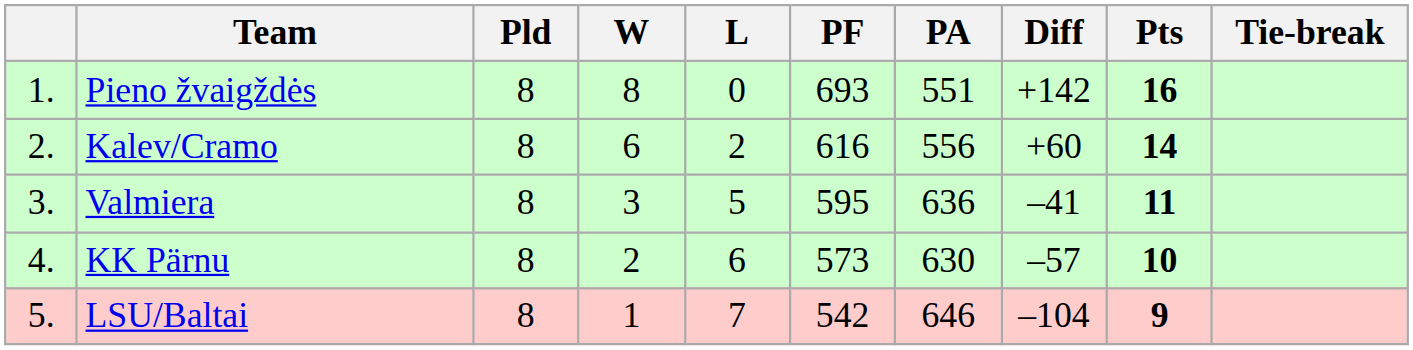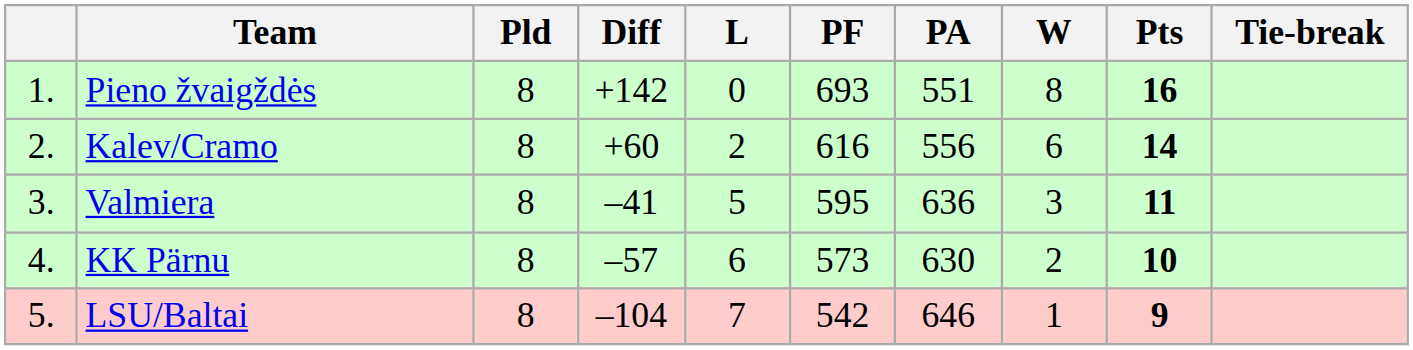columns swapped: (631, 32) <-> (1054, 32)
